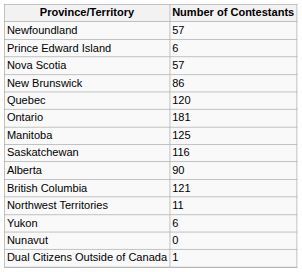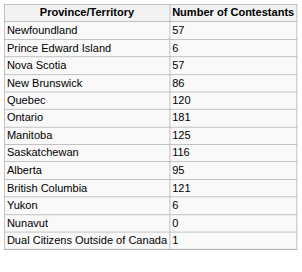(178, 170) 90 -> (178, 170) 95
- row: (57, 205)
